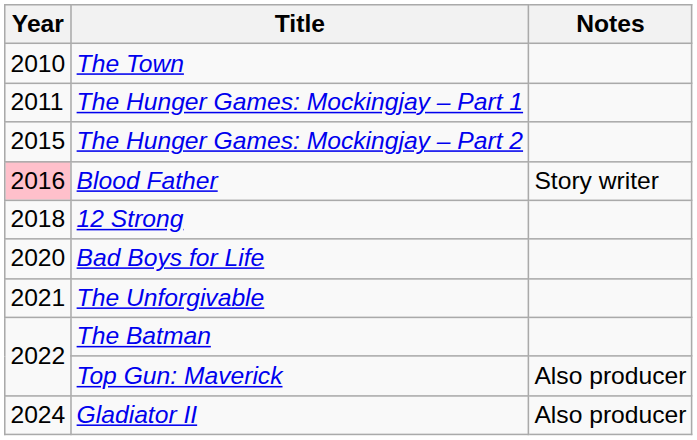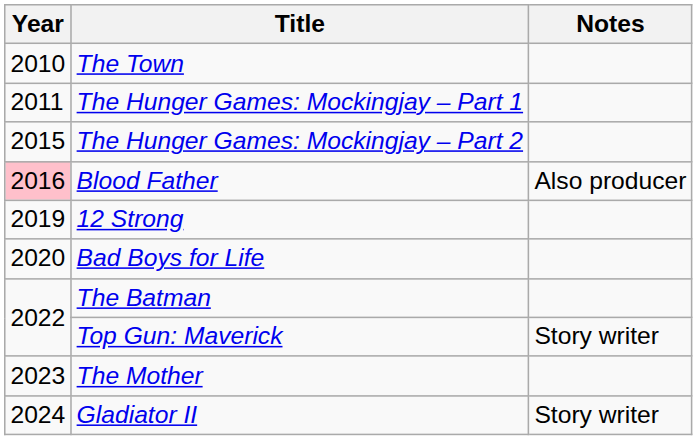(597, 180) Story writer -> (610, 180) Also producer
(38, 219) 2018 -> (38, 219) 2019
- row: (170, 297)
(610, 375) Also producer -> (597, 336) Story writer
+ row: (140, 375)
(610, 414) Also producer -> (597, 414) Story writer
